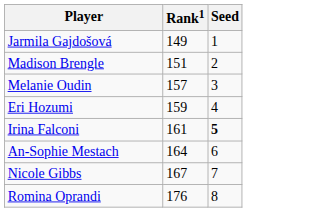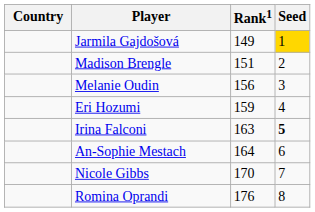+ column: (38, 17)
(215, 41) no background -> (282, 41) gold background
(177, 85) 157 -> (244, 85) 156
(177, 129) 161 -> (244, 129) 163
(177, 173) 167 -> (244, 173) 170
